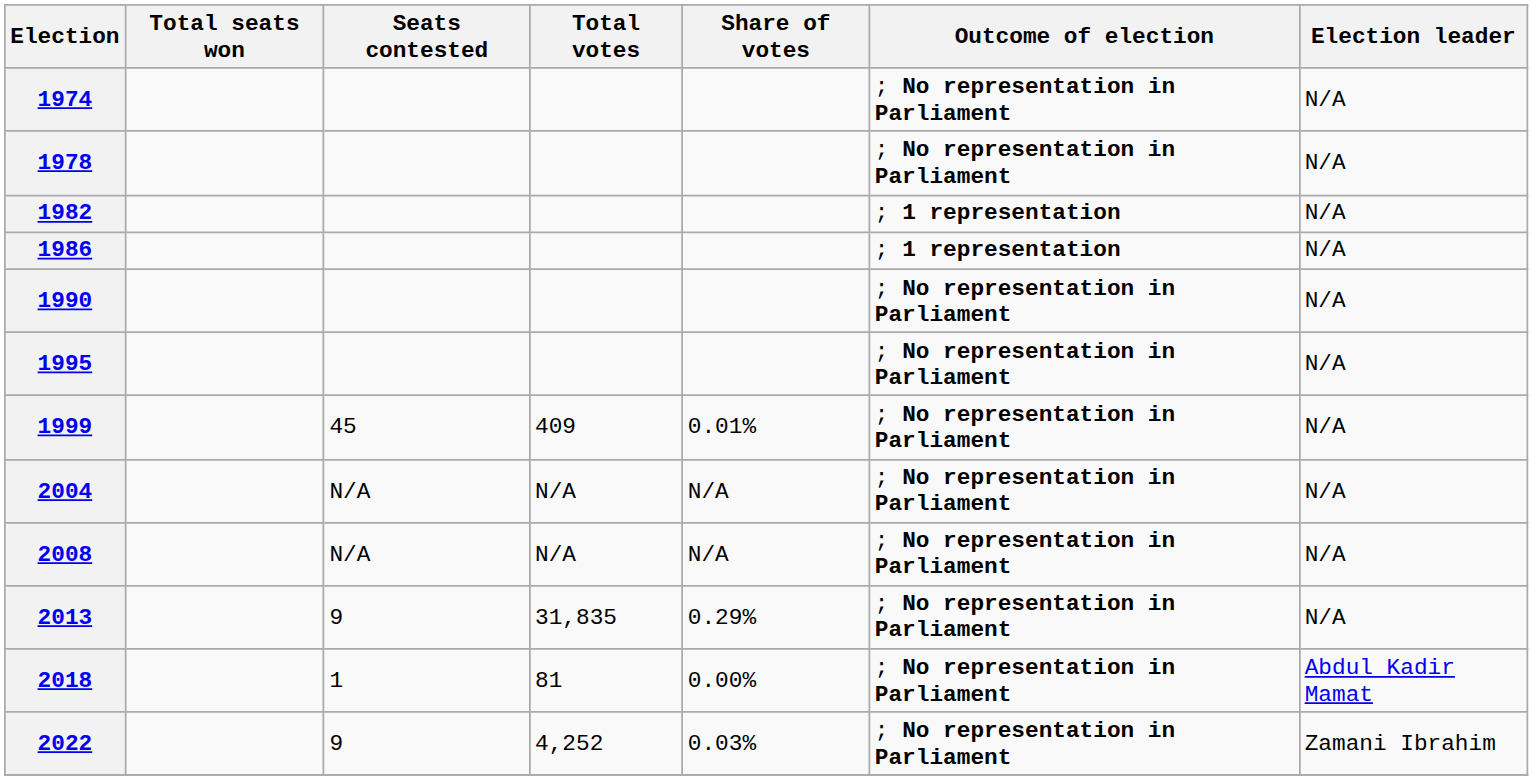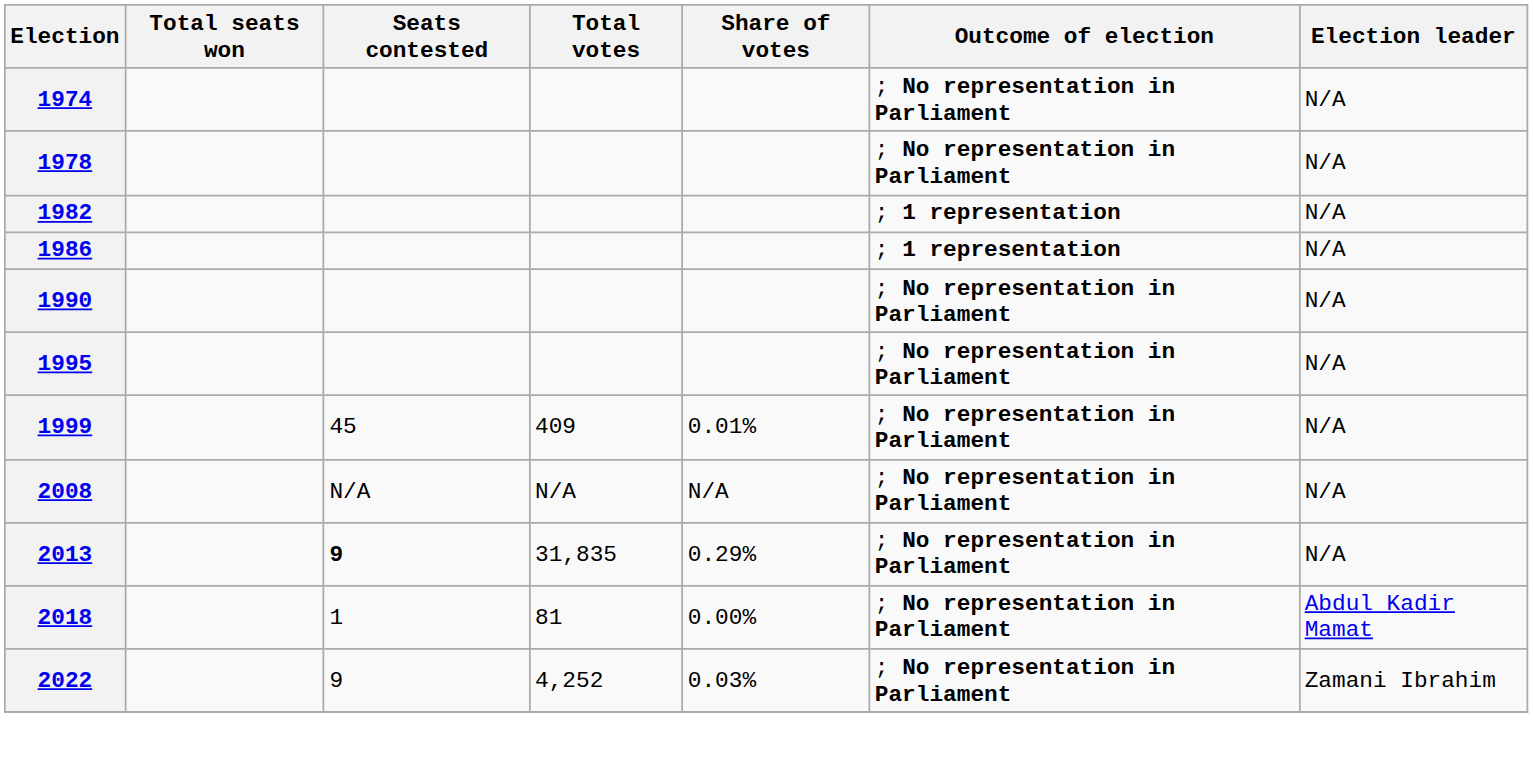- row: (65, 491)
(336, 617) normal -> (336, 554) bold
